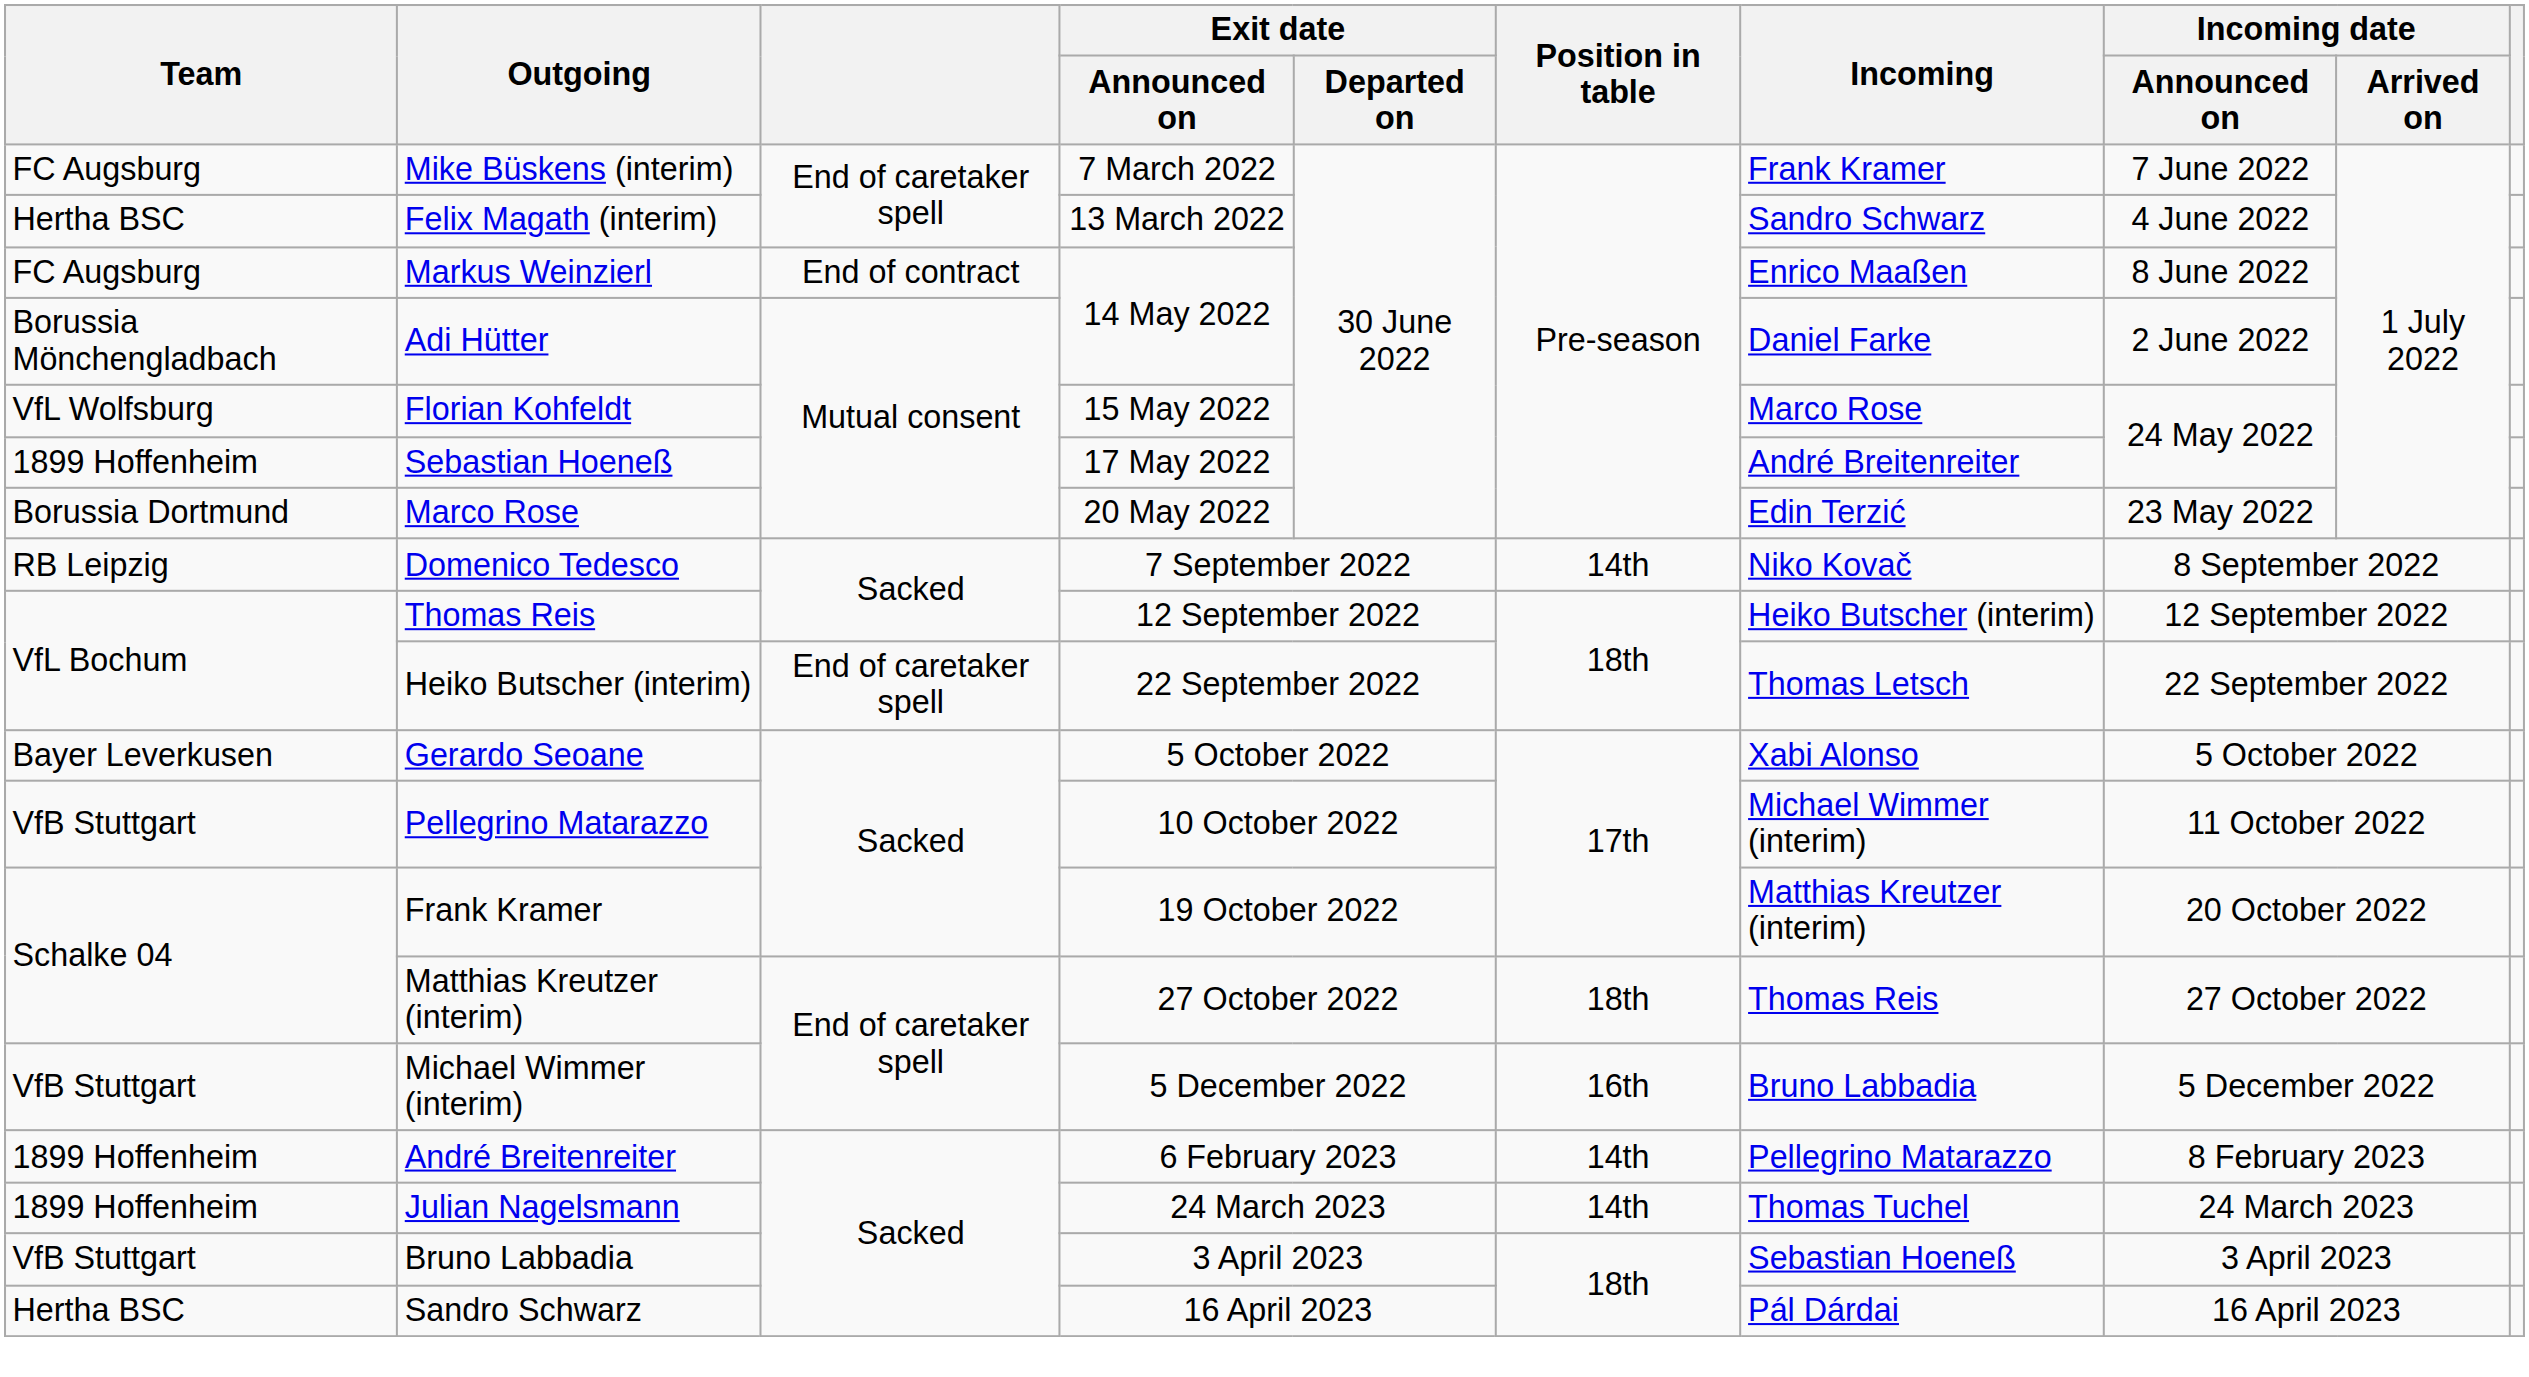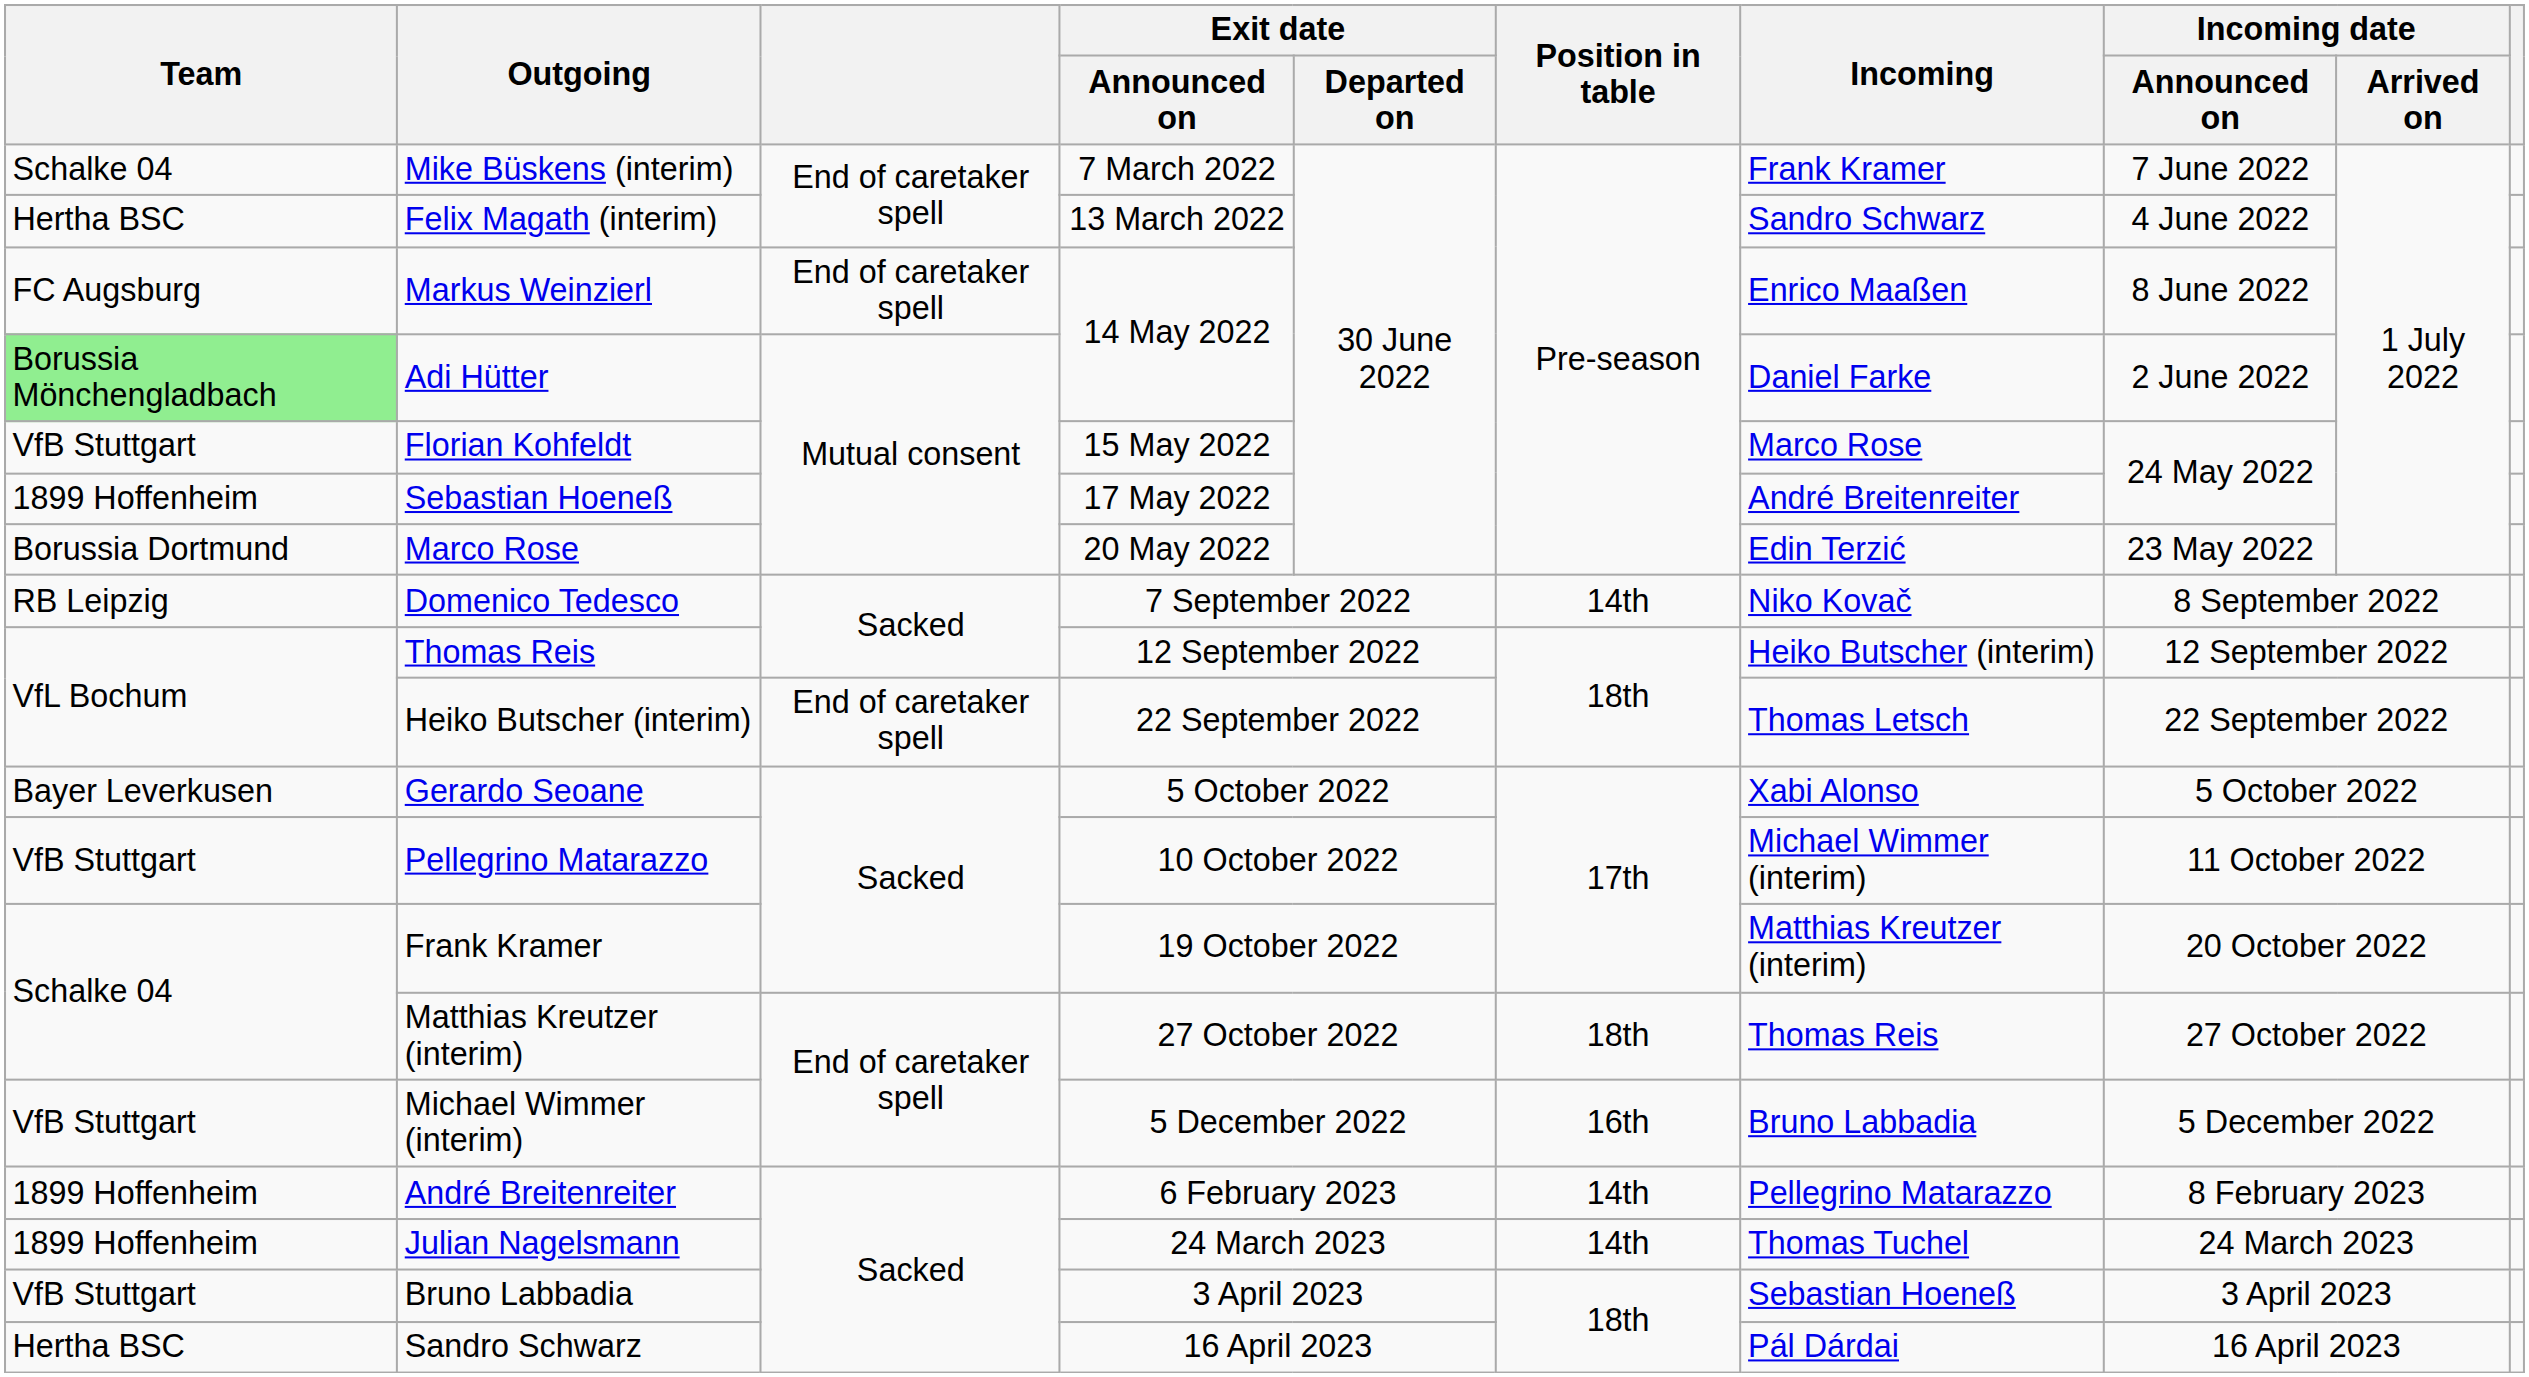(107, 169) FC Augsburg -> (92, 169) Schalke 04
(911, 271) End of contract -> (911, 289) End of caretaker spell
(145, 340) no background -> (145, 377) lightgreen background
(113, 410) VfL Wolfsburg -> (104, 446) VfB Stuttgart
